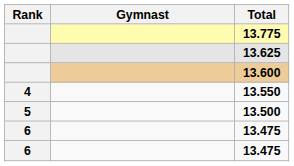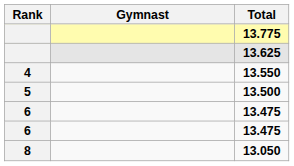- row: (28, 73)
+ row: (28, 151)
